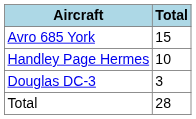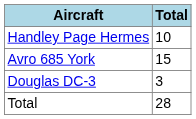rows swapped: (78, 59) <-> (51, 37)
